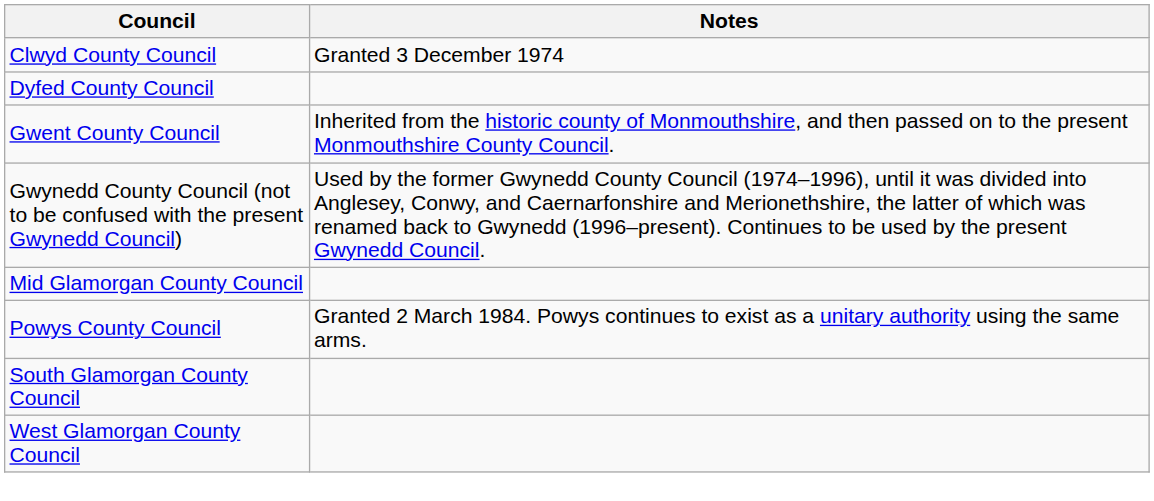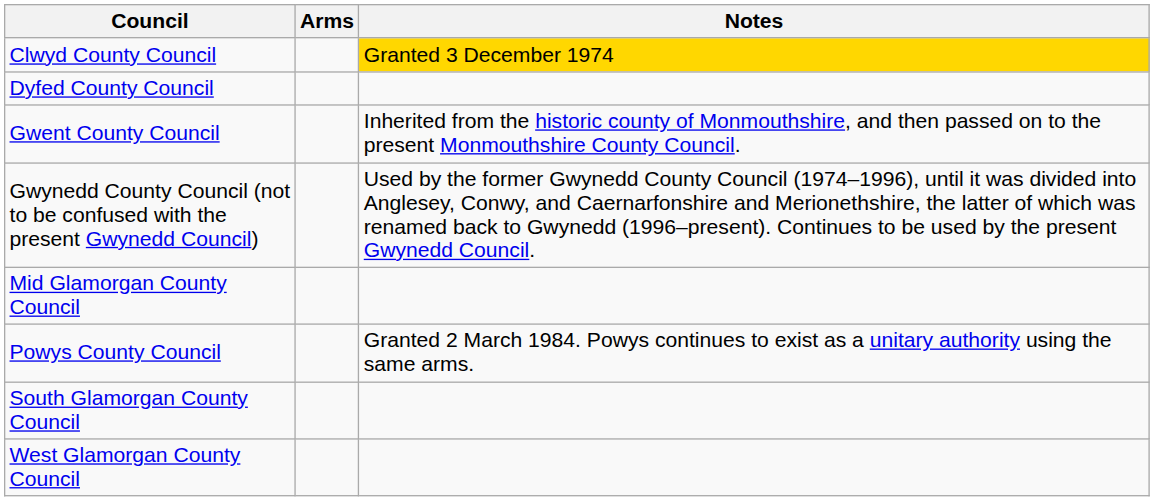+ column: (327, 21)
(439, 54) no background -> (489, 54) gold background
